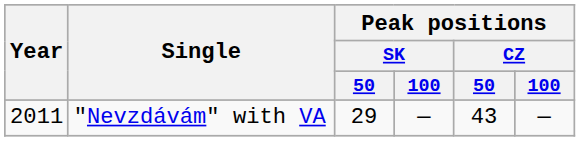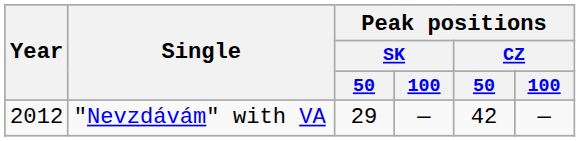(37, 118) 2011 -> (37, 118) 2012
(484, 118) 43 -> (484, 118) 42
